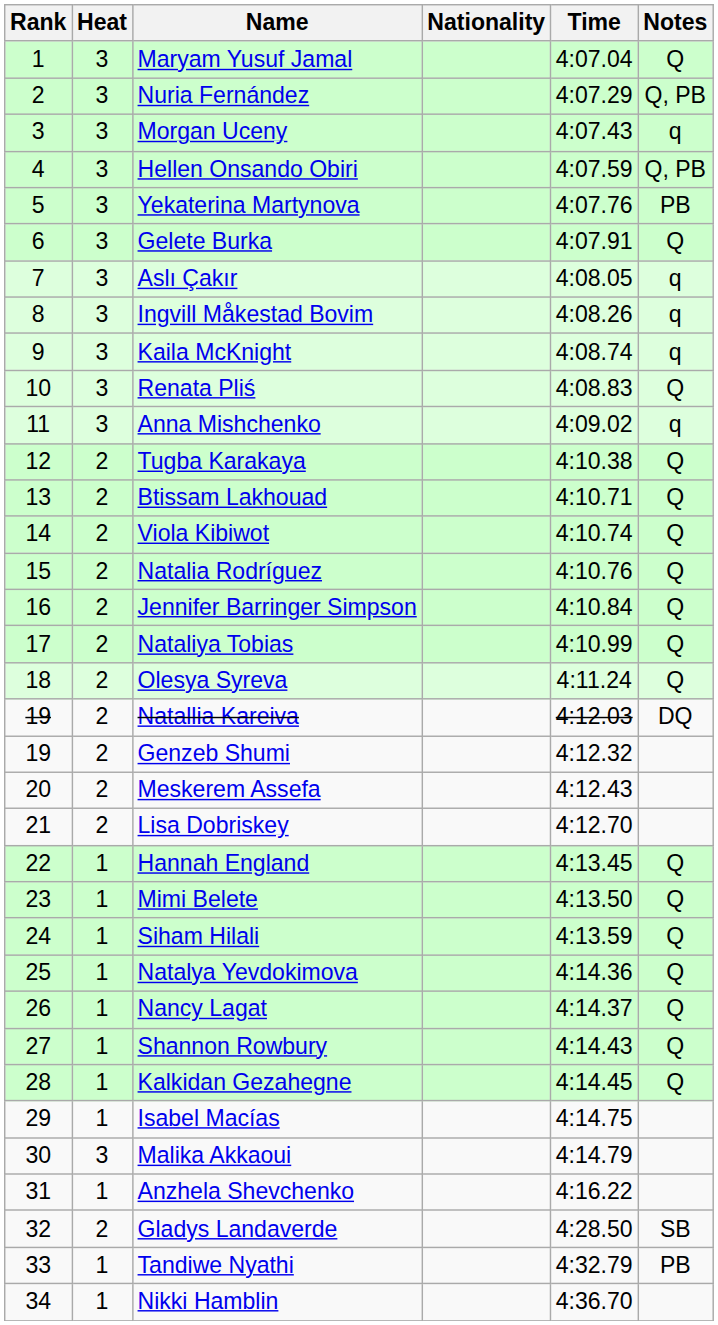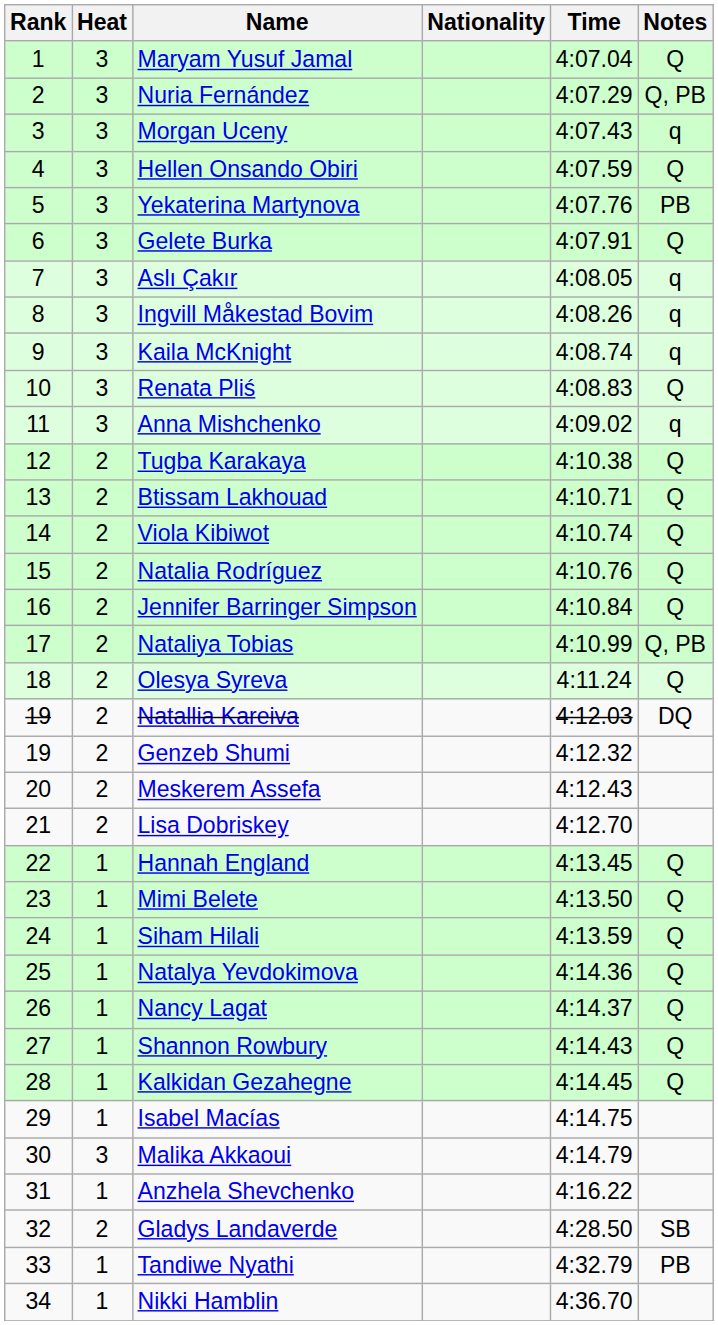(675, 168) Q, PB -> (675, 168) Q
(675, 643) Q -> (675, 643) Q, PB
